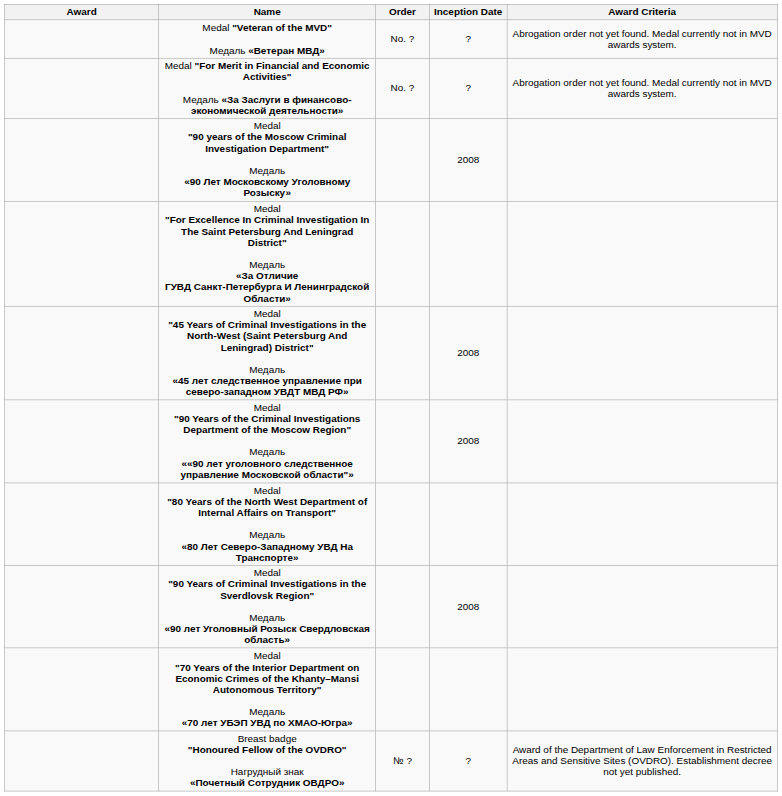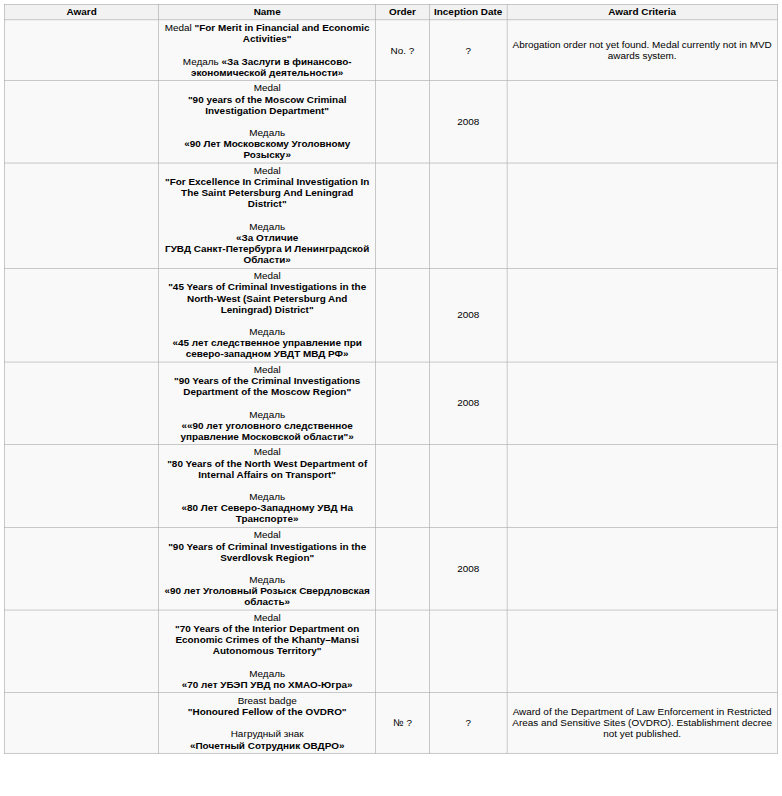- row: (267, 39)
